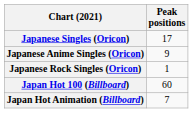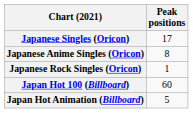(167, 54) 9 -> (167, 54) 8
(167, 100) 7 -> (167, 100) 5
